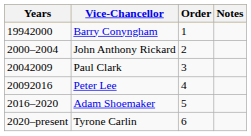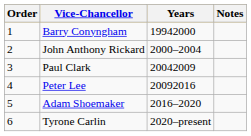columns swapped: (196, 13) <-> (38, 13)
